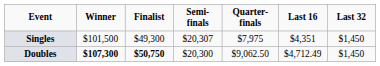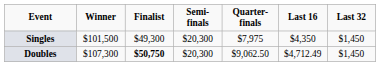(198, 39) $20,307 -> (198, 39) $20,300
(303, 39) $4,351 -> (303, 39) $4,350
(101, 54) bold -> (101, 54) normal
